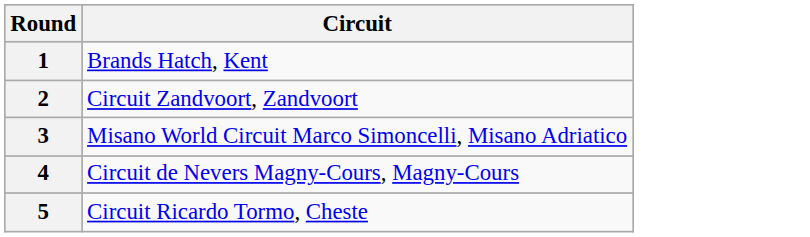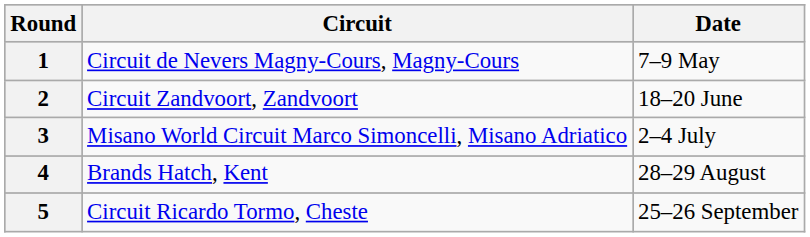+ column: (718, 22)
(177, 60) Brands Hatch, Kent -> (303, 60) Circuit de Nevers Magny-Cours, Magny-Cours
(303, 173) Circuit de Nevers Magny-Cours, Magny-Cours -> (177, 173) Brands Hatch, Kent
